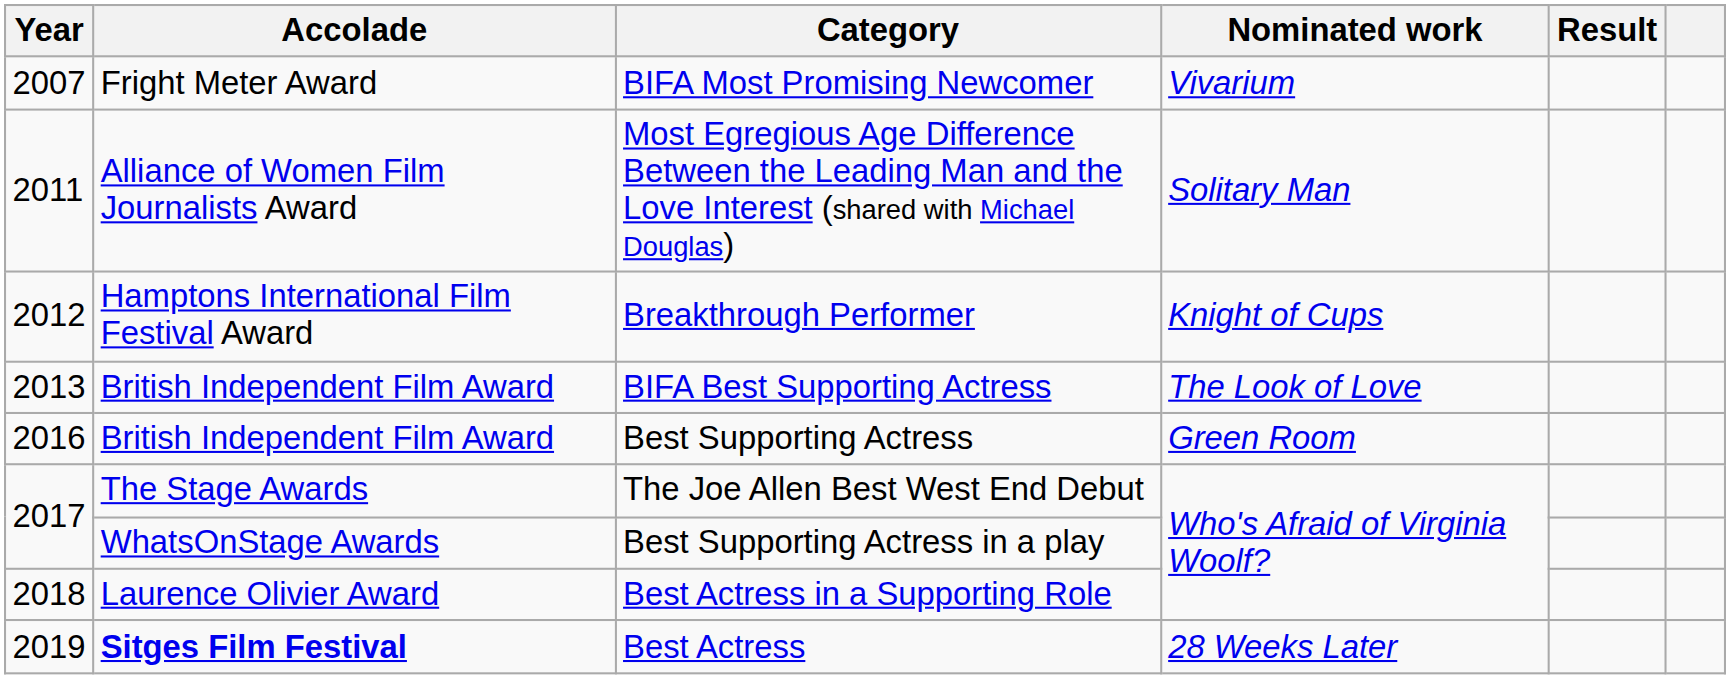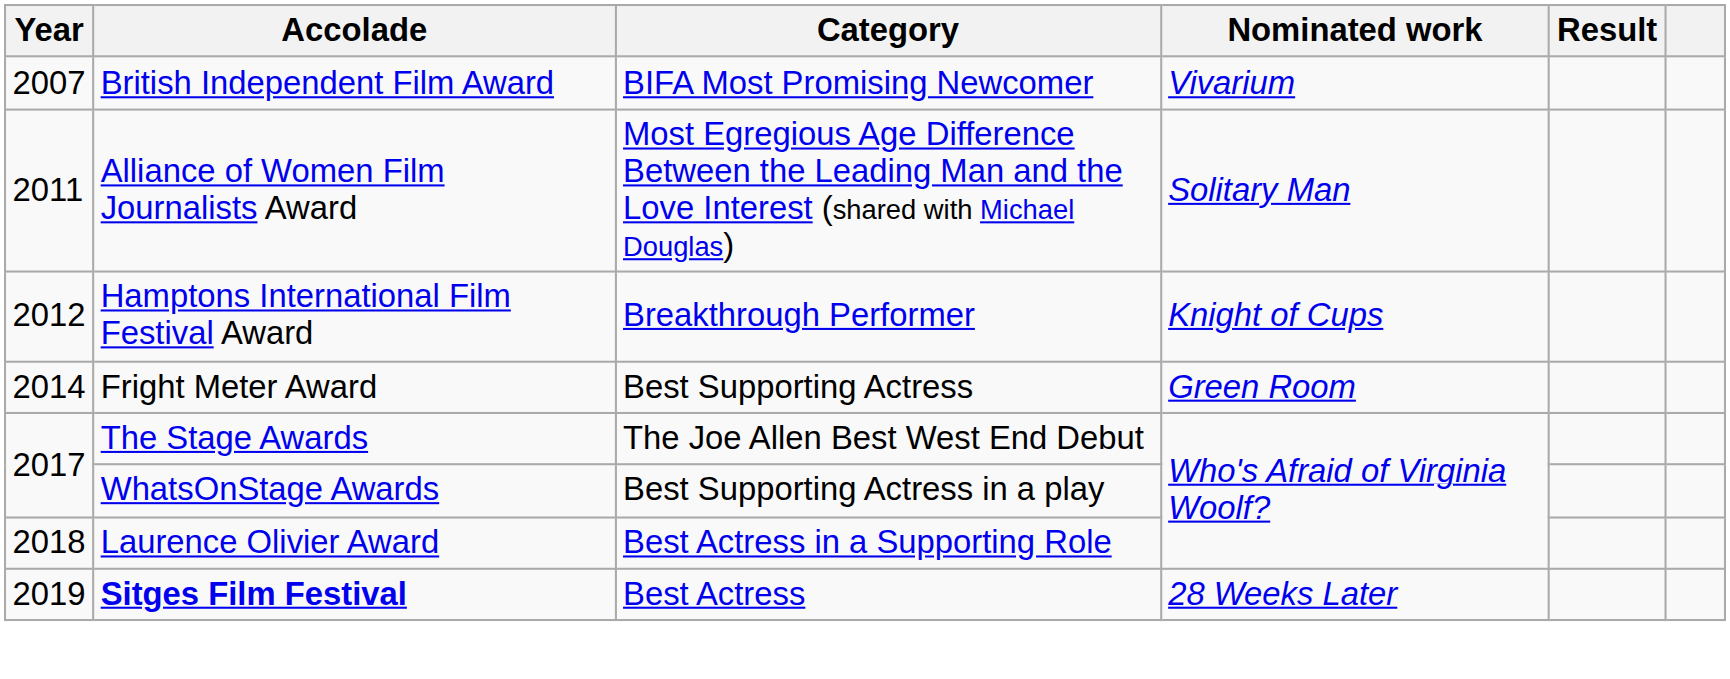(239, 82) Fright Meter Award -> (327, 82) British Independent Film Award
- row: (837, 386)
(49, 438) 2016 -> (49, 386) 2014
(327, 438) British Independent Film Award -> (239, 386) Fright Meter Award
